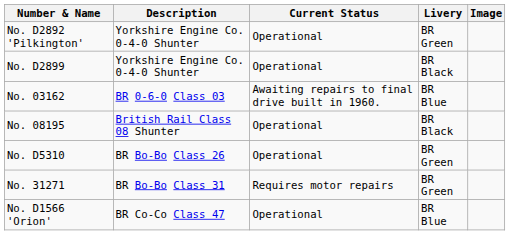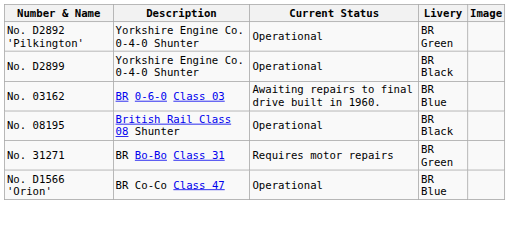- row: (36, 155)
